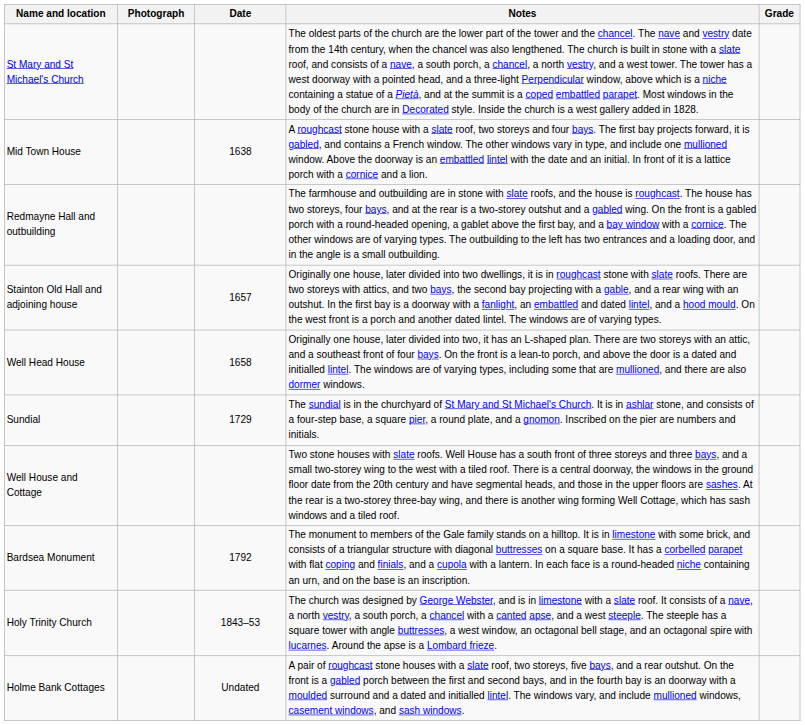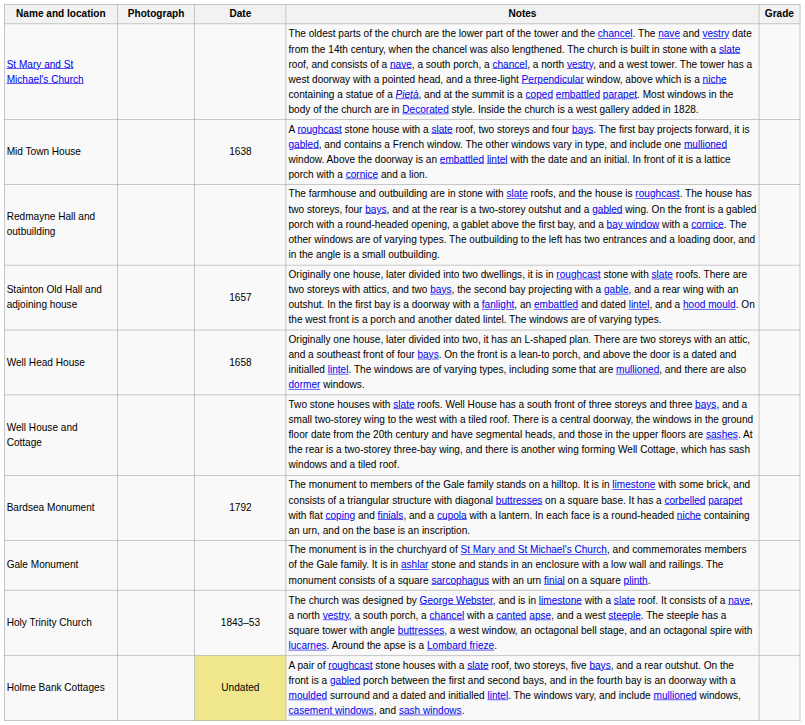- row: (23, 420)
+ row: (42, 565)
(240, 688) no background -> (240, 688) khaki background
